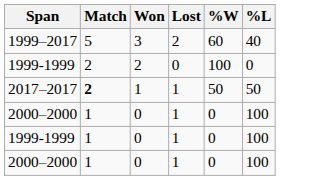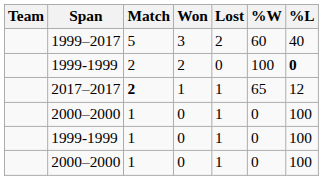+ column: (26, 16)
(250, 65) normal -> (293, 65) bold
(216, 89) 50 -> (259, 89) 65
(253, 89) 50 -> (297, 89) 12
